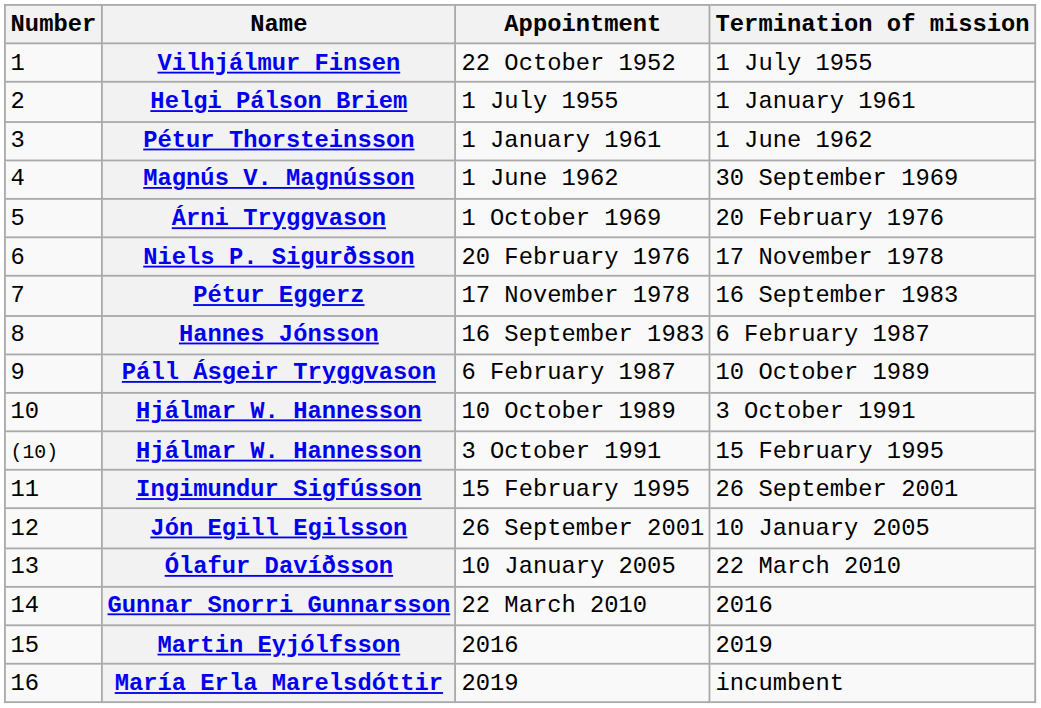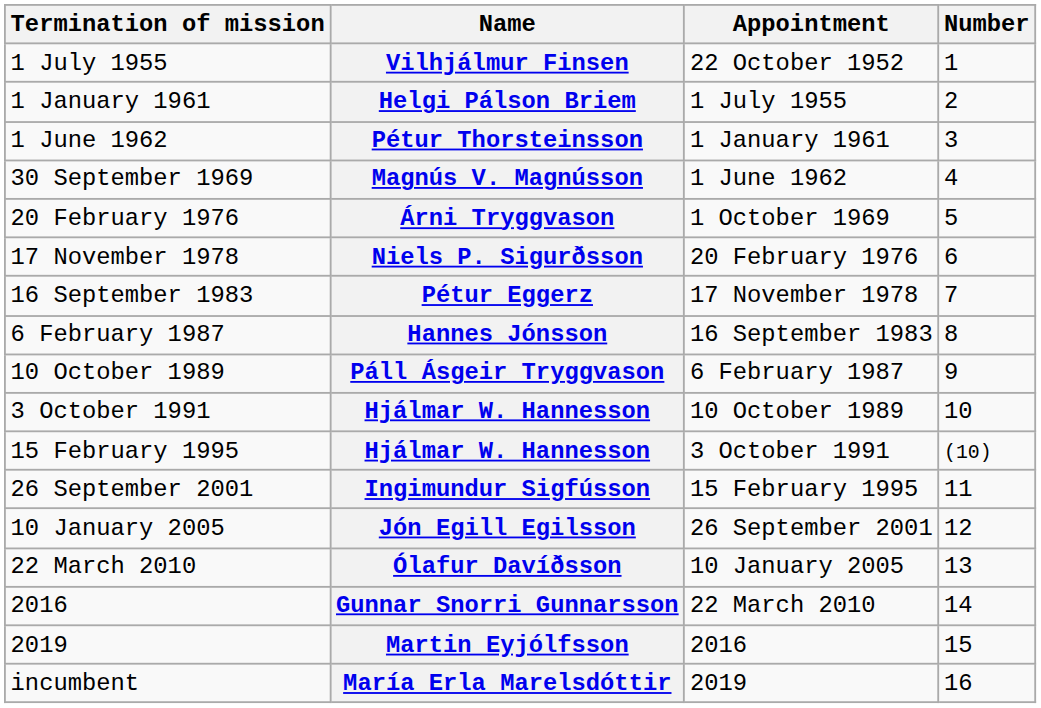columns swapped: (53, 24) <-> (873, 24)
